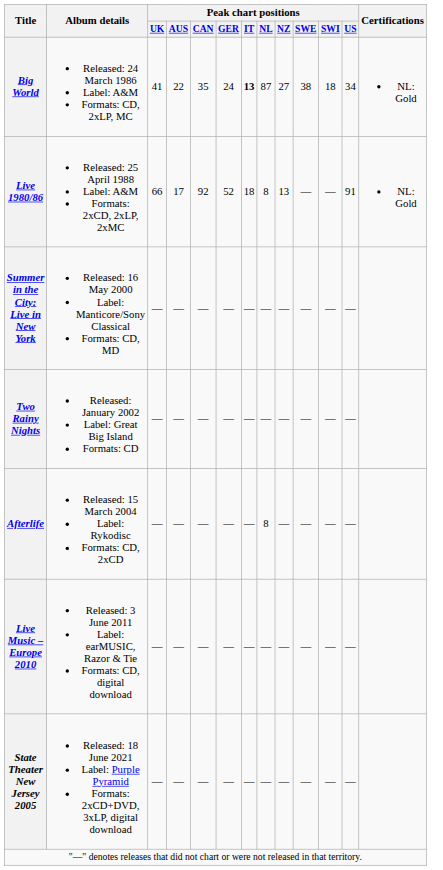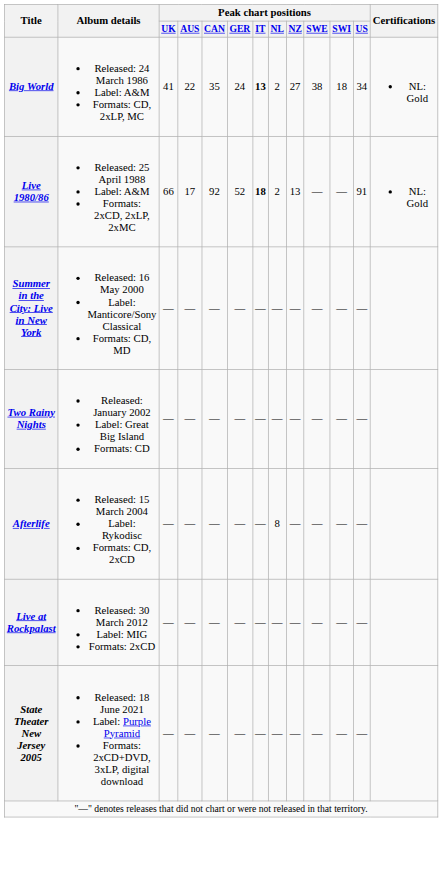(266, 86) 87 -> (277, 86) 2
(249, 191) normal -> (260, 191) bold
(266, 191) 8 -> (277, 191) 2
- row: (26, 646)
+ row: (31, 622)
